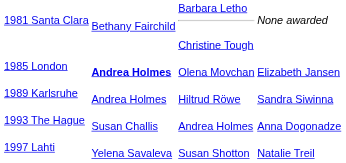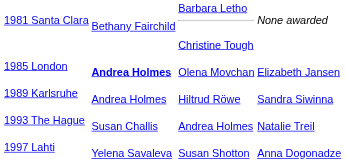(299, 126) Anna Dogonadze -> (286, 126) Natalie Treil
(286, 154) Natalie Treil -> (299, 154) Anna Dogonadze
